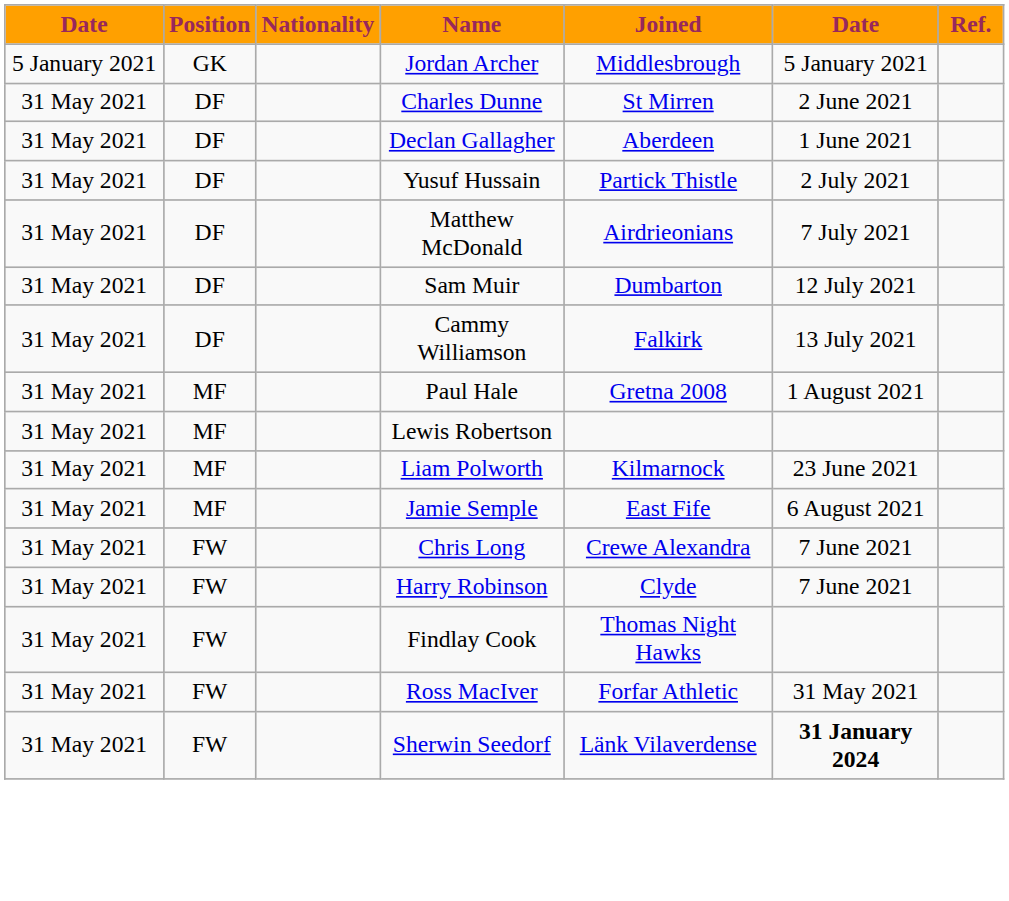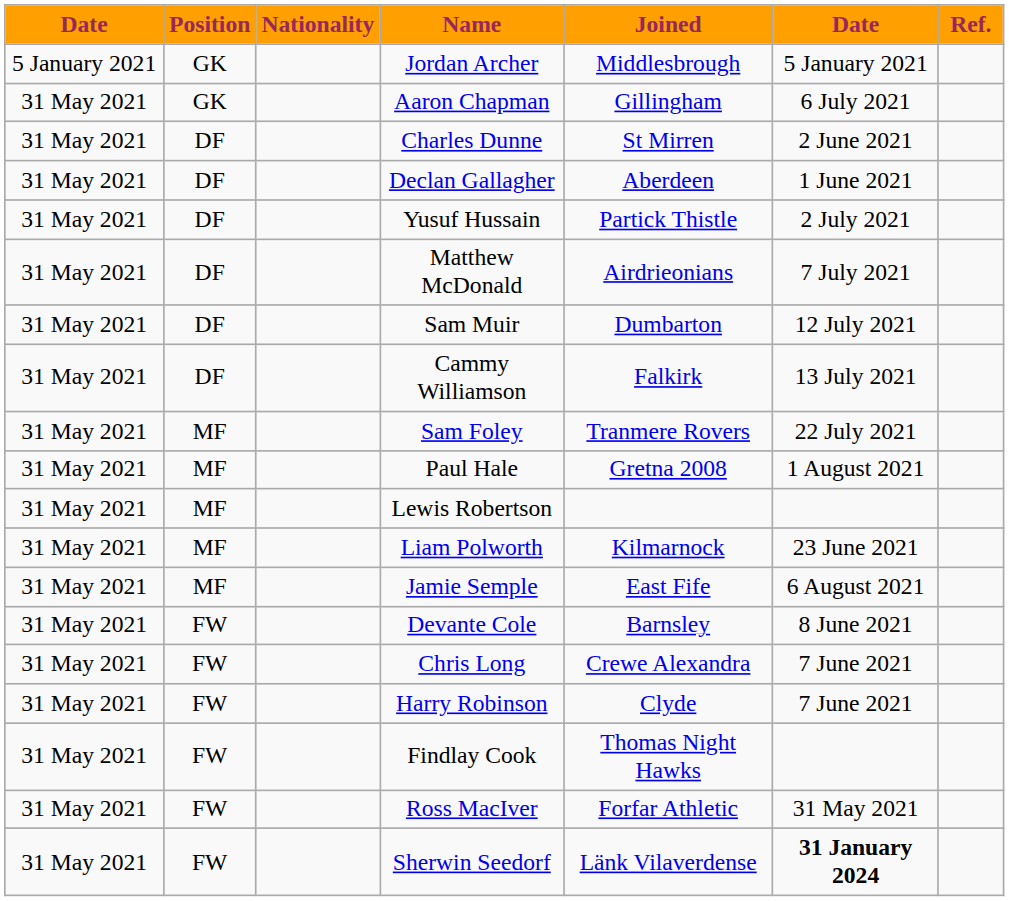+ row: (472, 102)
+ row: (472, 430)
+ row: (472, 625)
